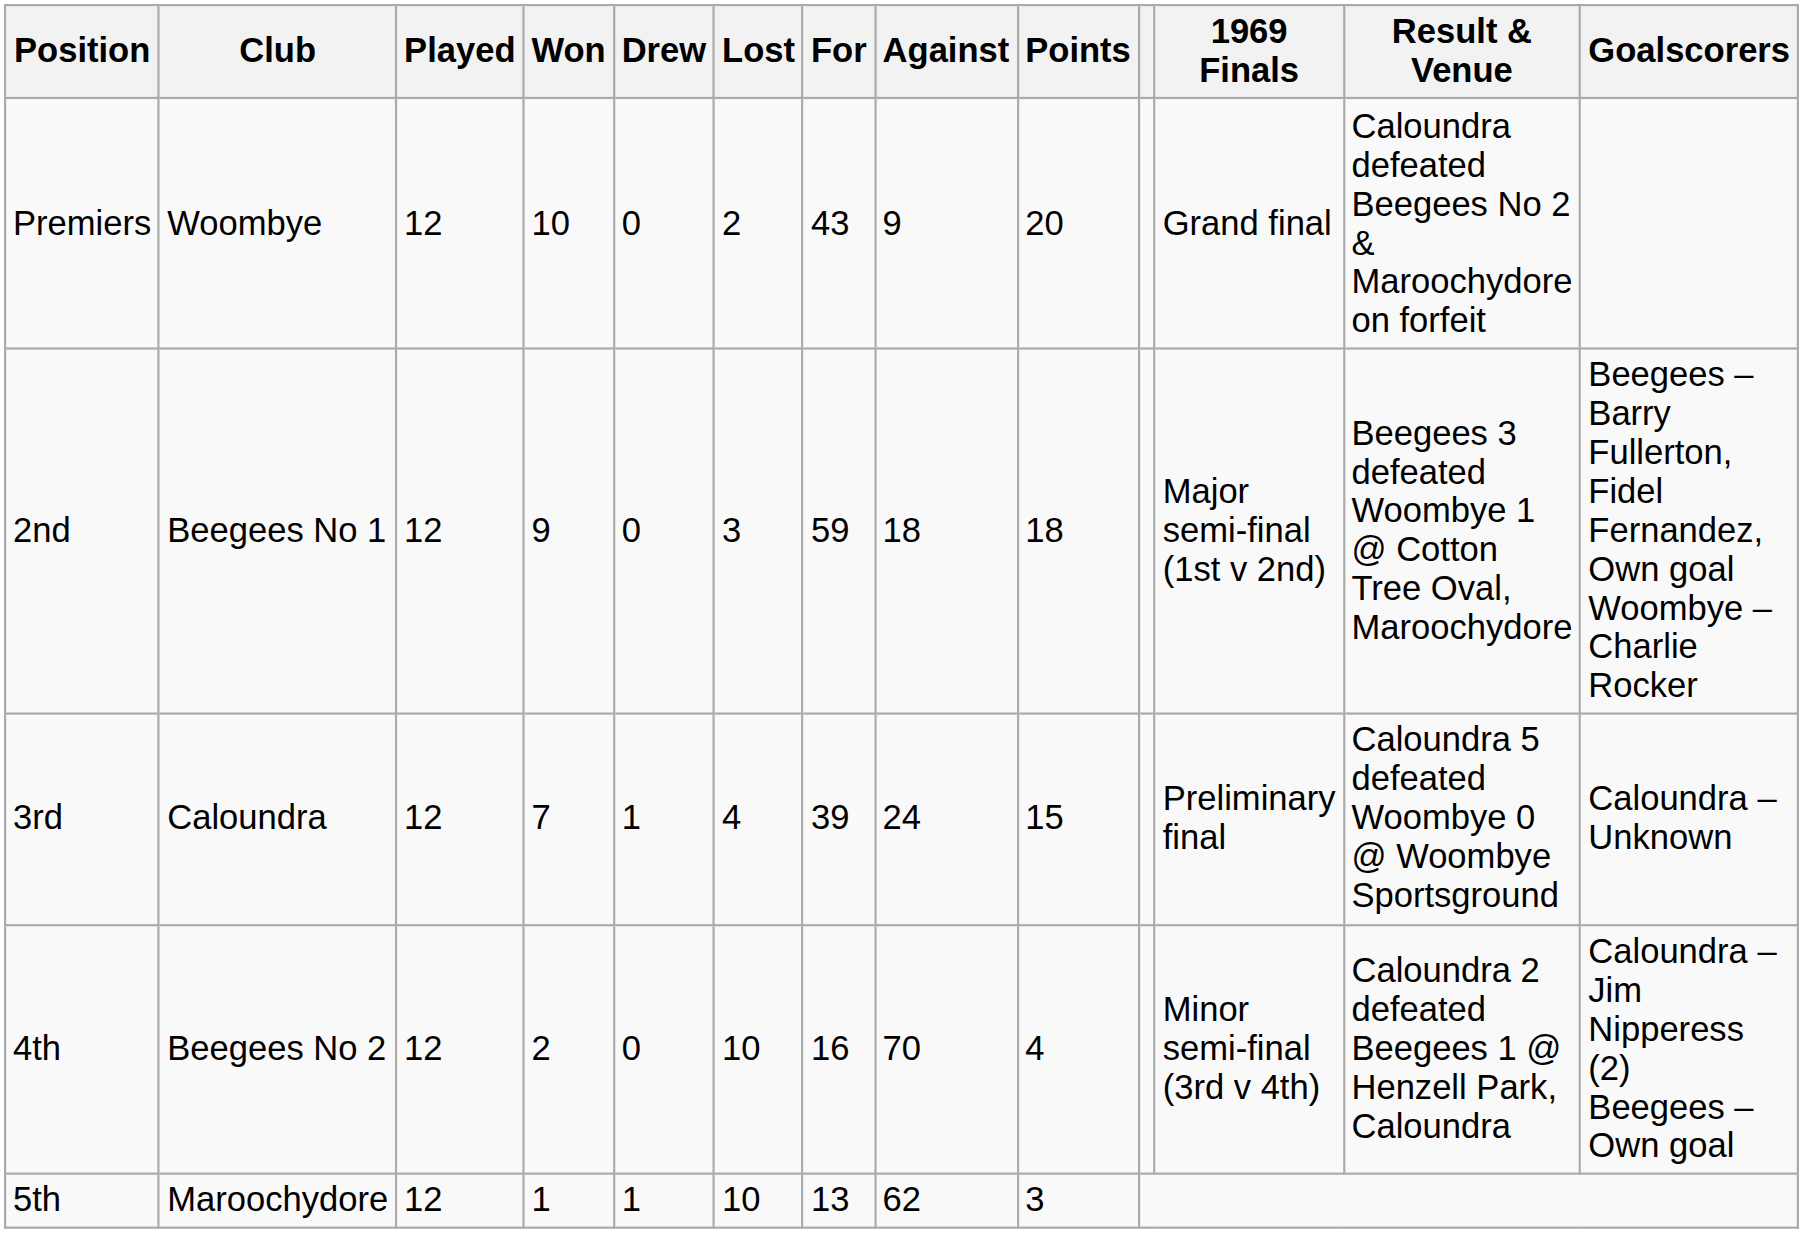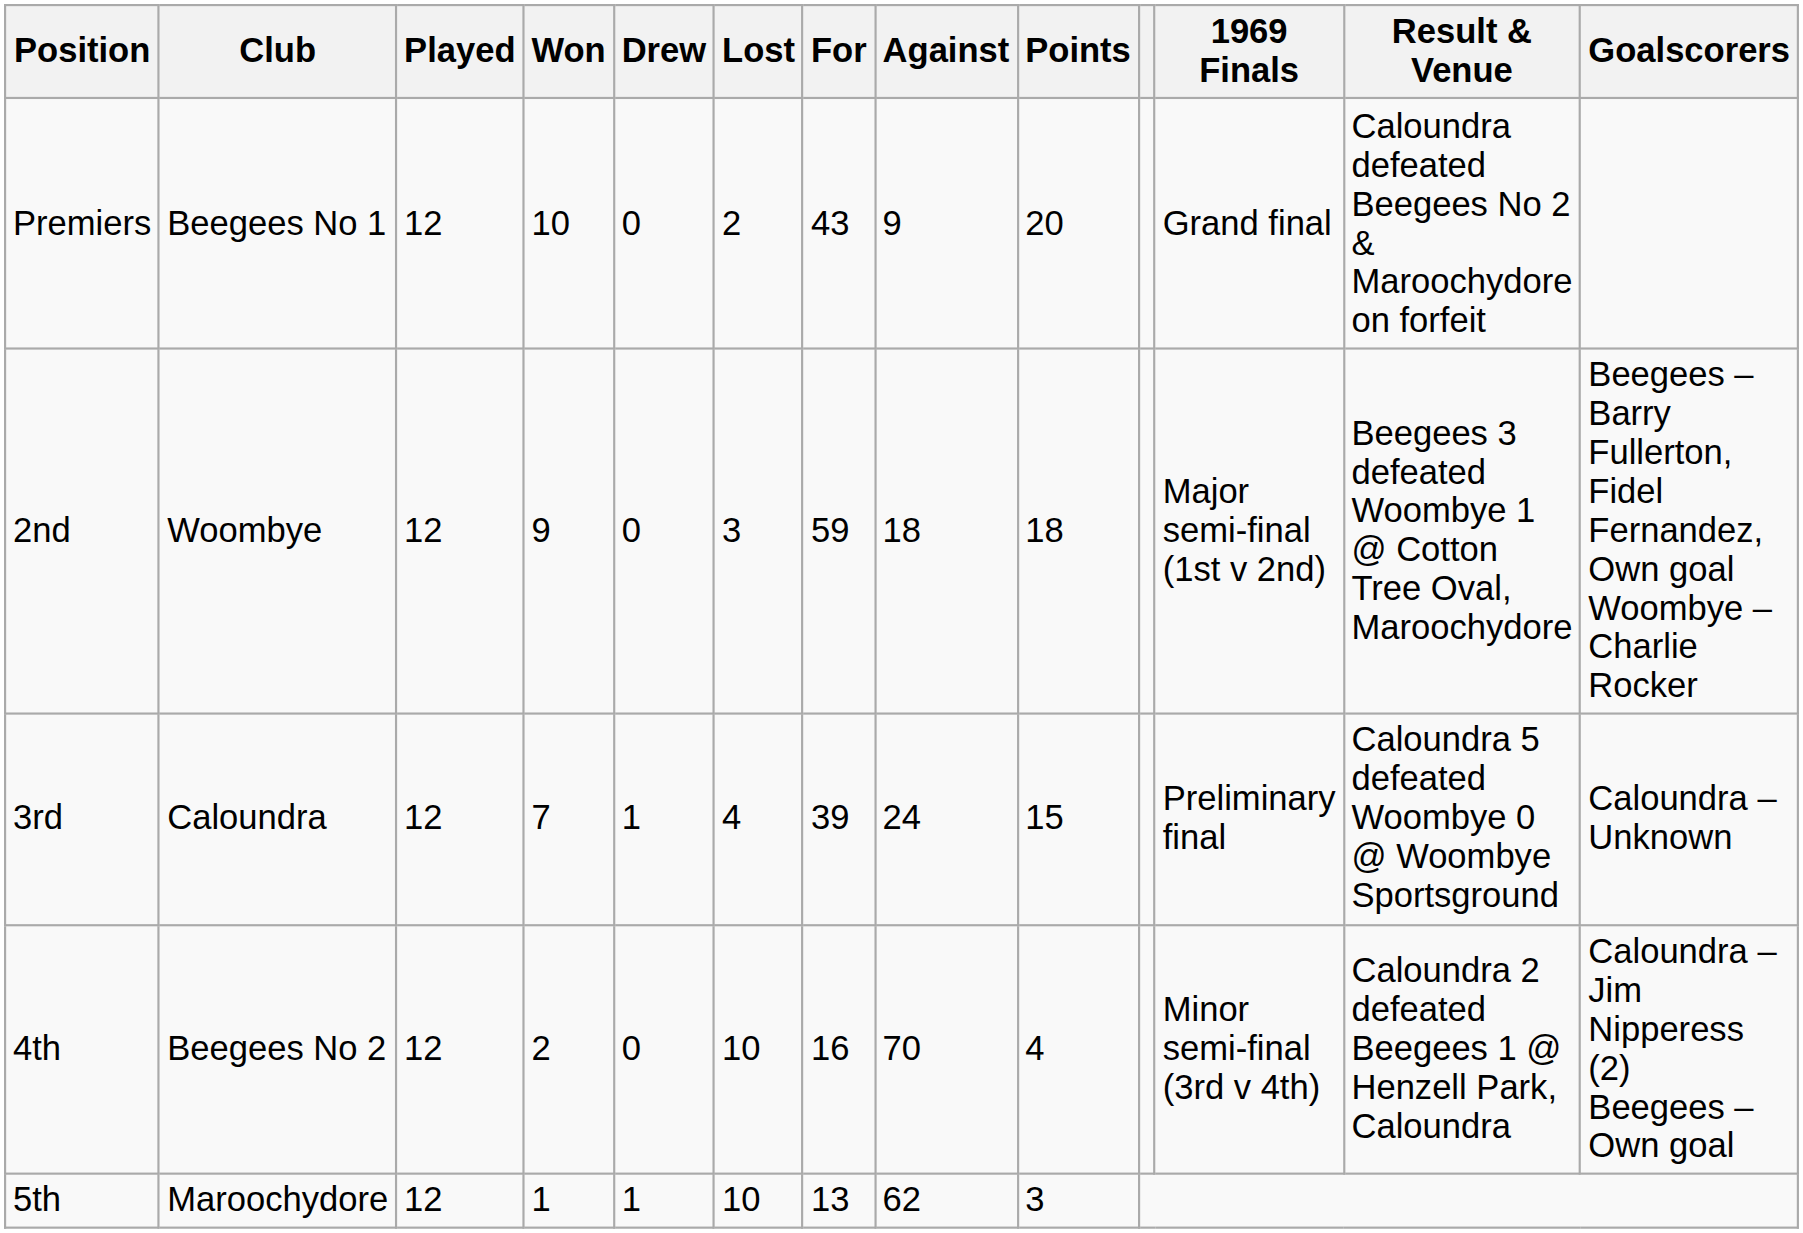(245, 222) Woombye -> (277, 222) Beegees No 1
(277, 530) Beegees No 1 -> (245, 530) Woombye
